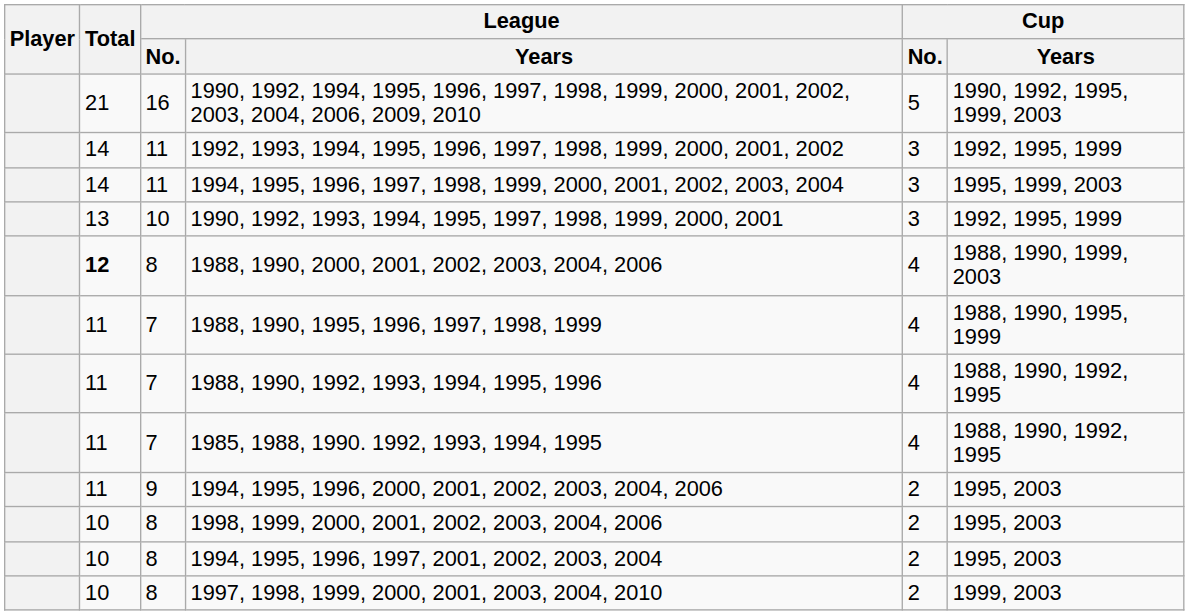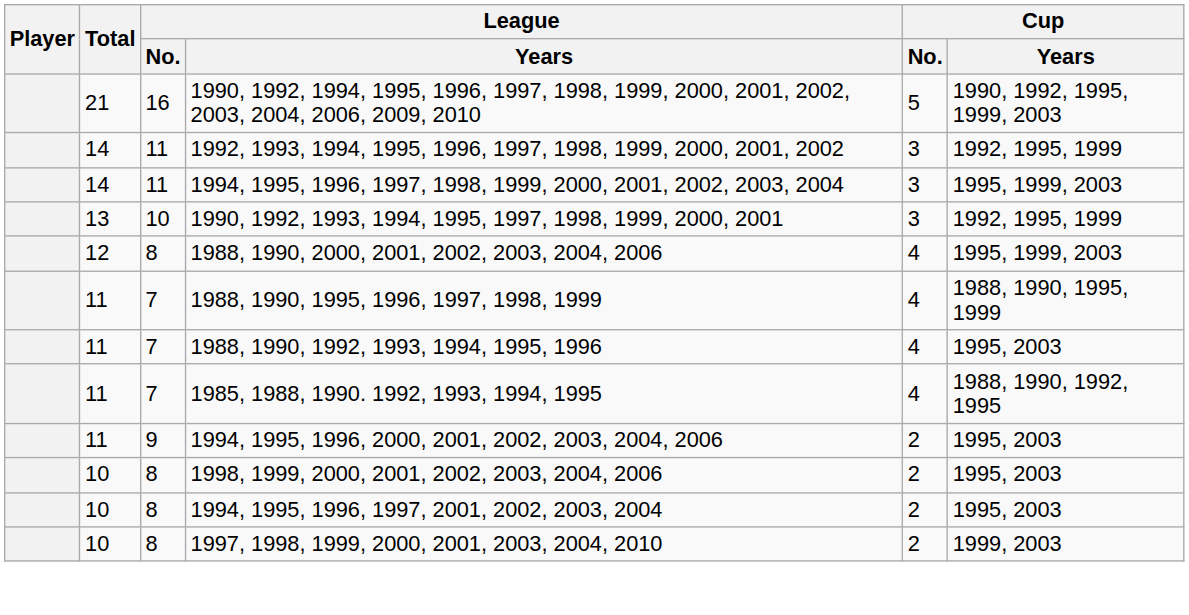(97, 265) bold -> (97, 253) normal
(1040, 265) 1988, 1990, 1999, 2003 -> (1037, 253) 1995, 1999, 2003
(1040, 383) 1988, 1990, 1992, 1995 -> (1007, 346) 1995, 2003
